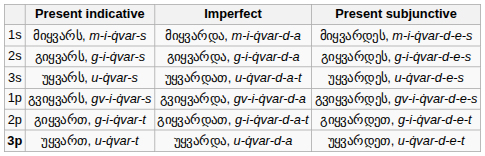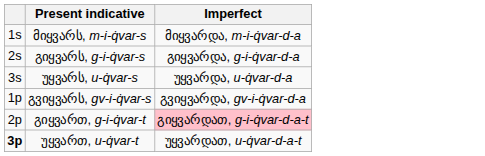- column: (396, 14)
(233, 77) უყვარდათ, u-q̇var-d-a-t -> (233, 77) უყვარდა, u-q̇var-d-a
(233, 120) no background -> (233, 120) pink background
(233, 141) უყვარდა, u-q̇var-d-a -> (233, 141) უყვარდათ, u-q̇var-d-a-t
